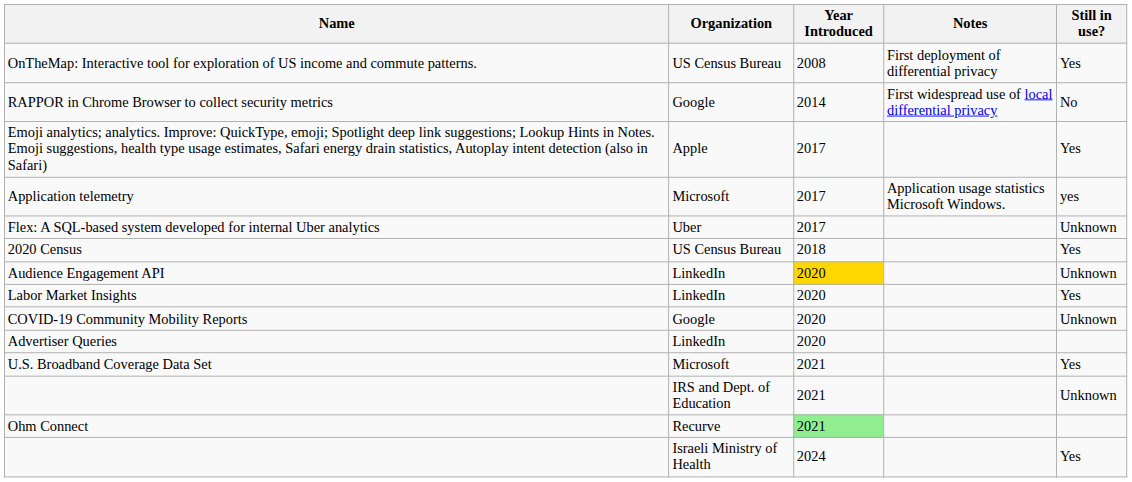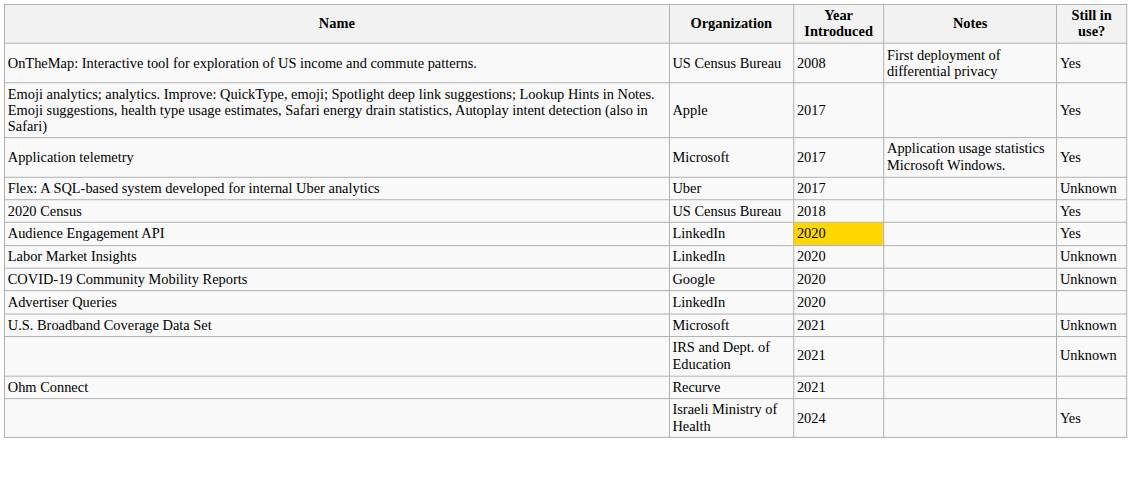- row: (170, 102)
(1069, 196) yes -> (1070, 157) Yes
(1088, 272) Unknown -> (1070, 233) Yes
(1070, 295) Yes -> (1088, 256) Unknown
(1070, 364) Yes -> (1088, 325) Unknown
(811, 426) lightgreen background -> (811, 387) no background
